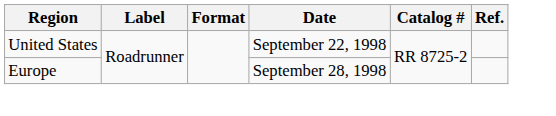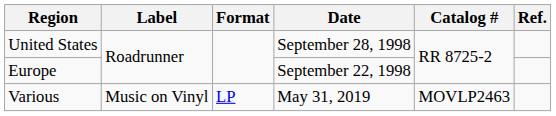(319, 44) September 22, 1998 -> (344, 44) September 28, 1998
(319, 70) September 28, 1998 -> (344, 70) September 22, 1998
+ row: (34, 96)
